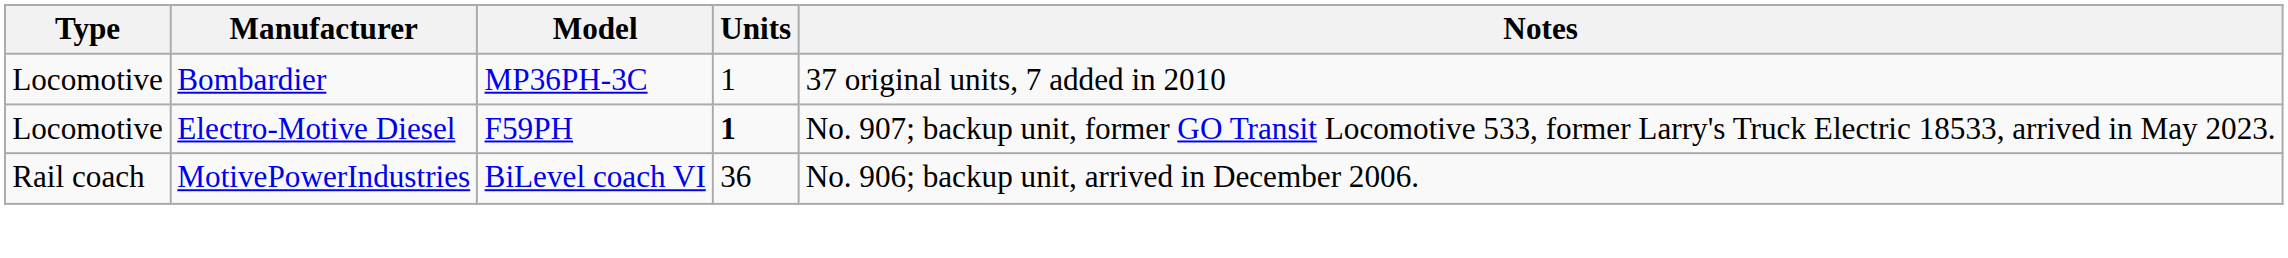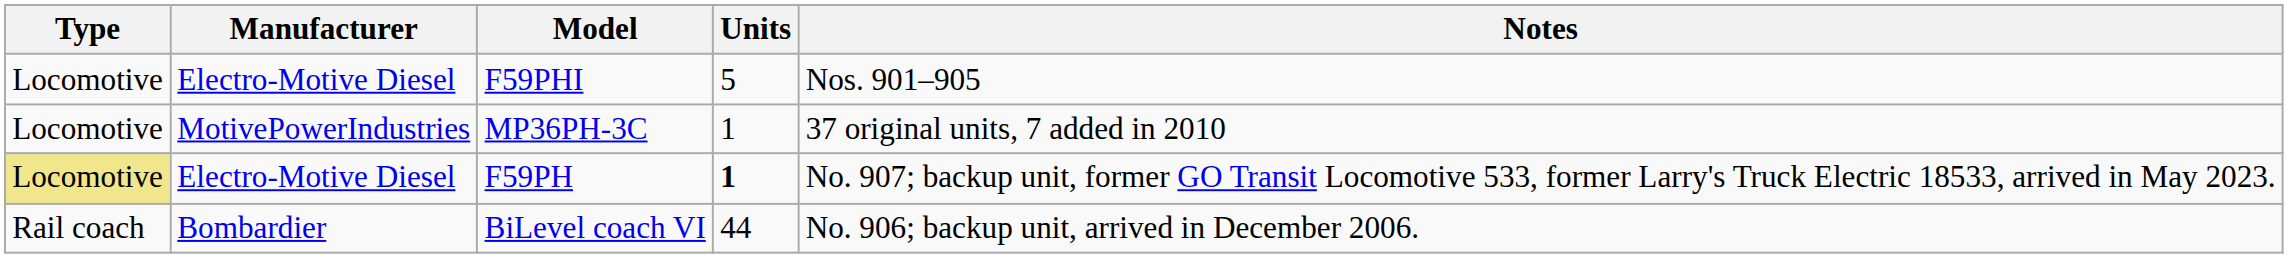+ row: (534, 78)
(252, 78) Bombardier -> (324, 128) MotivePowerIndustries
(88, 128) no background -> (88, 177) khaki background
(324, 177) MotivePowerIndustries -> (252, 227) Bombardier
(736, 177) 36 -> (736, 227) 44
